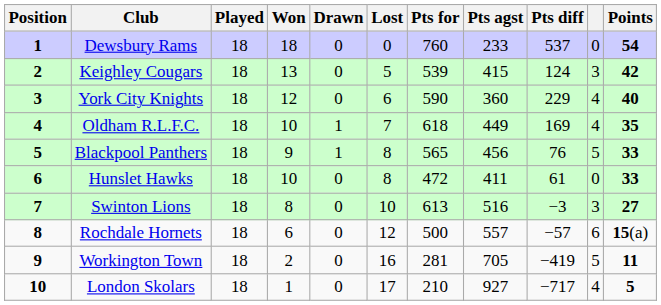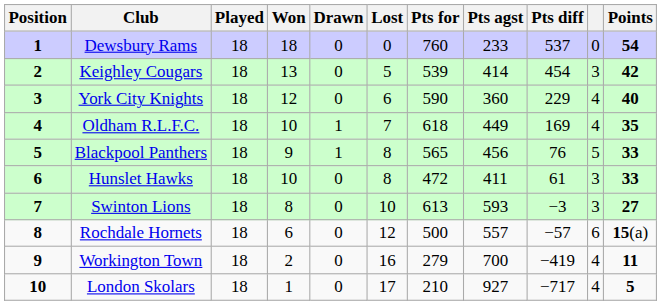(495, 71) 415 -> (495, 71) 414
(557, 71) 124 -> (557, 71) 454
(596, 179) 0 -> (596, 179) 3
(495, 206) 516 -> (495, 206) 593
(435, 260) 281 -> (435, 260) 279
(495, 260) 705 -> (495, 260) 700
(596, 260) 5 -> (596, 260) 4
